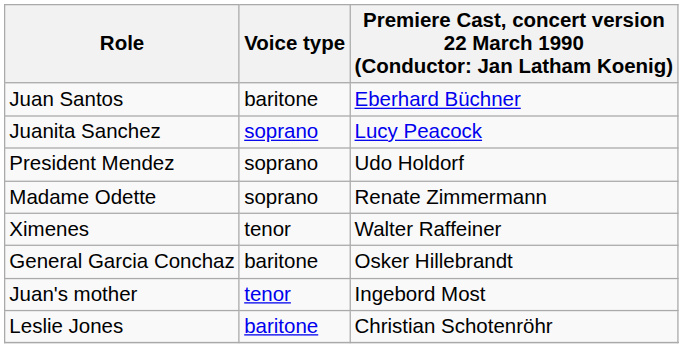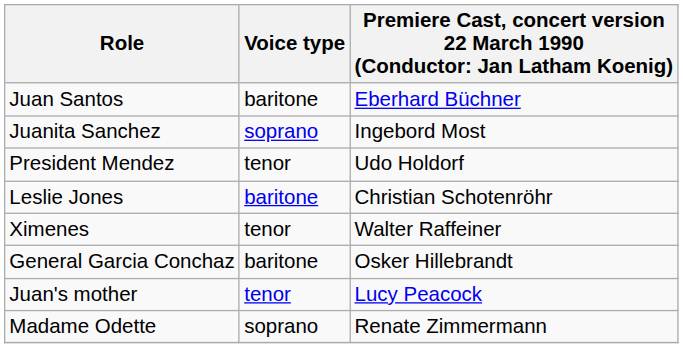(418, 131) Lucy Peacock -> (420, 131) Ingebord Most
(281, 164) soprano -> (268, 164) tenor
rows swapped: (66, 326) <-> (83, 196)
(420, 294) Ingebord Most -> (418, 294) Lucy Peacock
